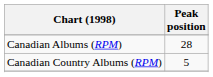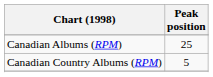(186, 44) 28 -> (186, 44) 25
